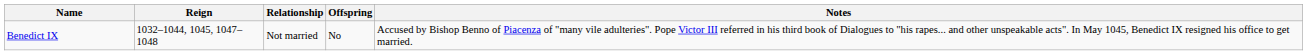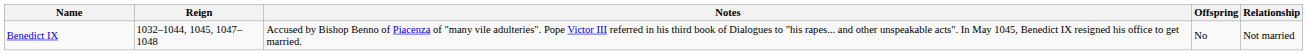columns swapped: (295, 12) <-> (839, 12)
